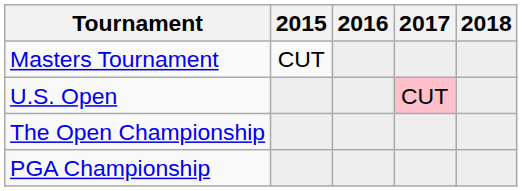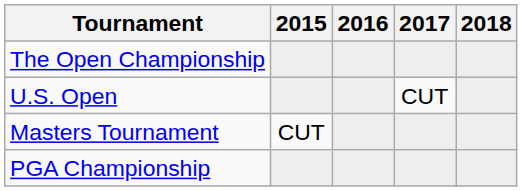rows swapped: (114, 59) <-> (138, 132)
(425, 96) pink background -> (425, 96) no background
